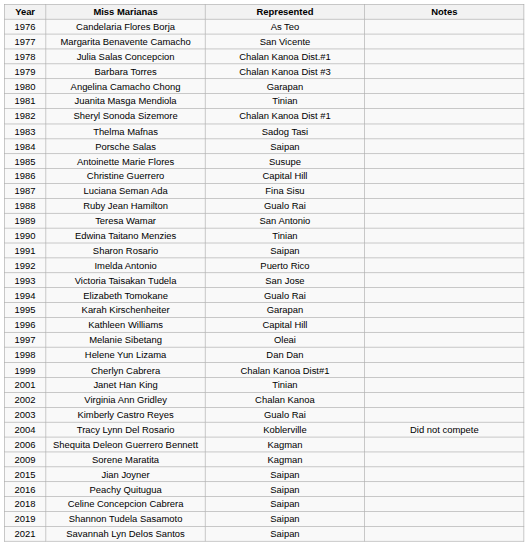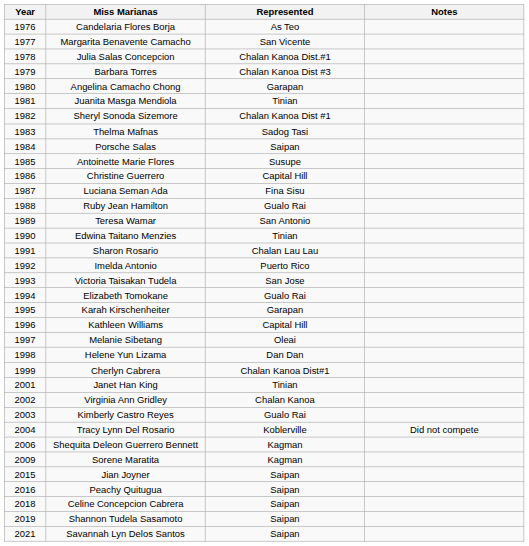(285, 251) Saipan -> (285, 251) Chalan Lau Lau
